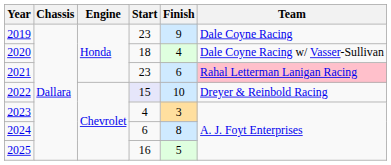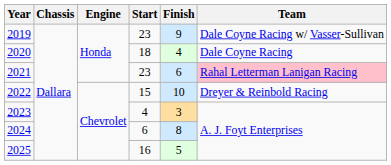(246, 34) Dale Coyne Racing -> (292, 34) Dale Coyne Racing w/ Vasser-Sullivan
(292, 53) Dale Coyne Racing w/ Vasser-Sullivan -> (246, 53) Dale Coyne Racing
(145, 92) lavender background -> (145, 92) no background
